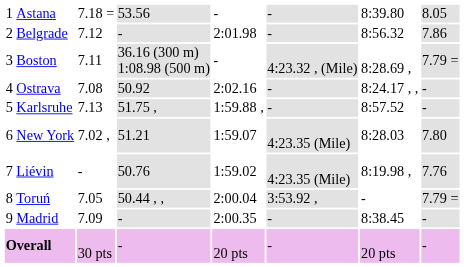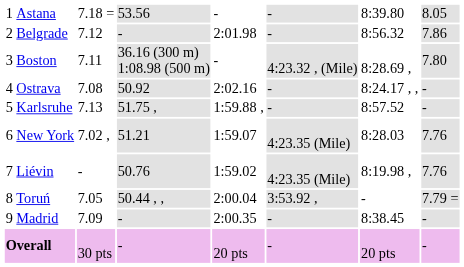(440, 60) 7.79 = -> (434, 60) 7.80
(434, 135) 7.80 -> (434, 135) 7.76
